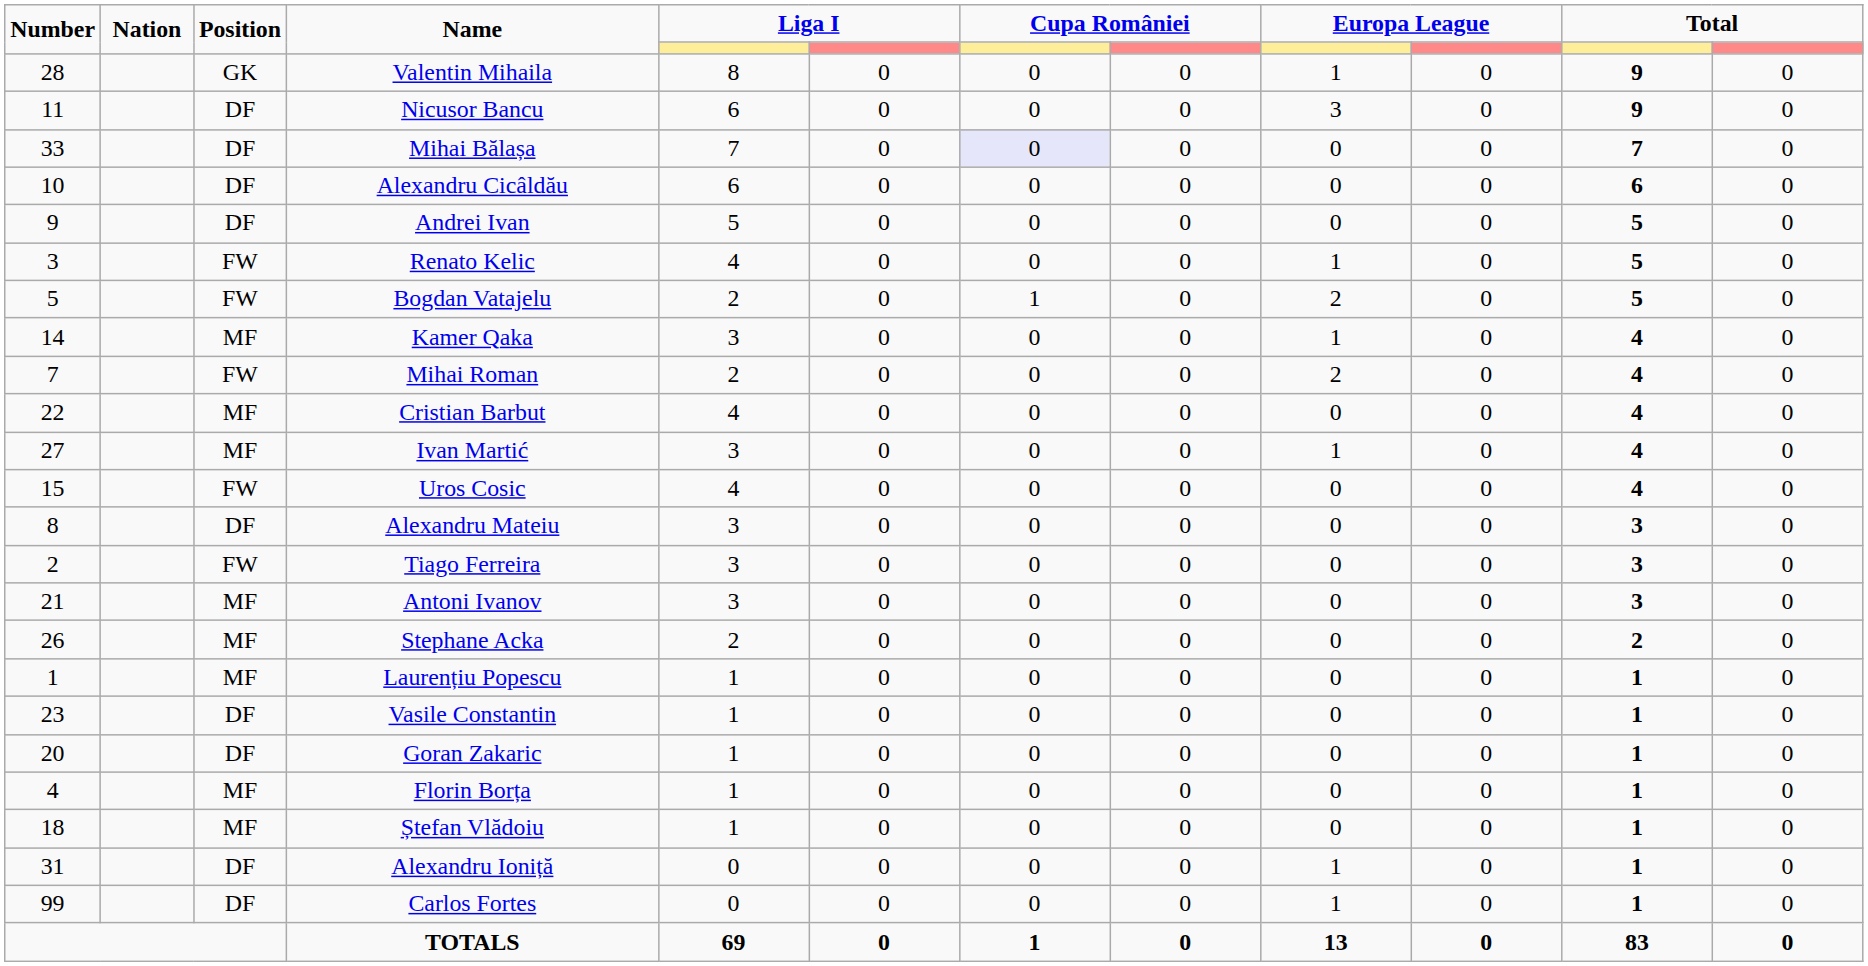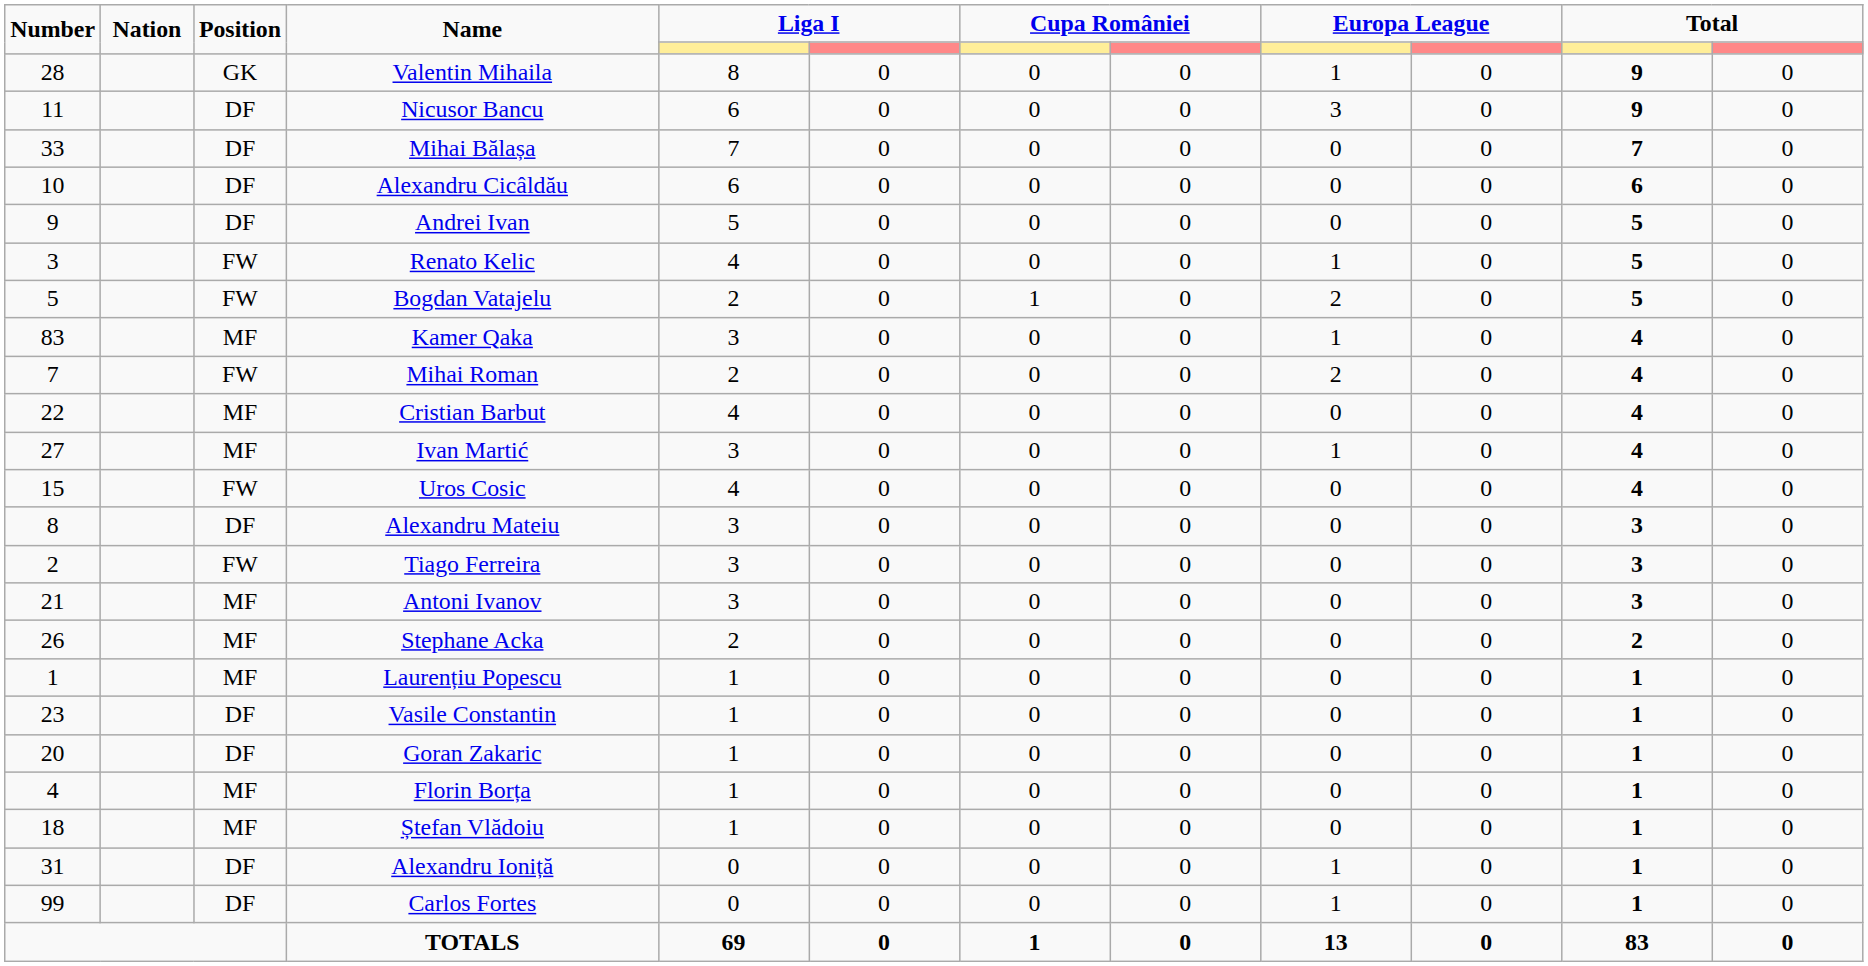(1035, 147) lavender background -> (1035, 147) no background
(53, 336) 14 -> (53, 336) 83
